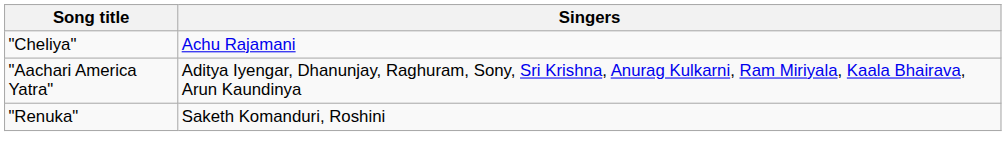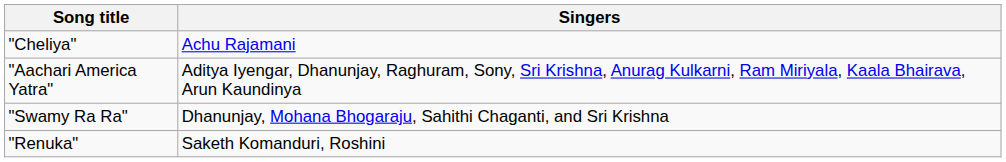+ row: (68, 116)
